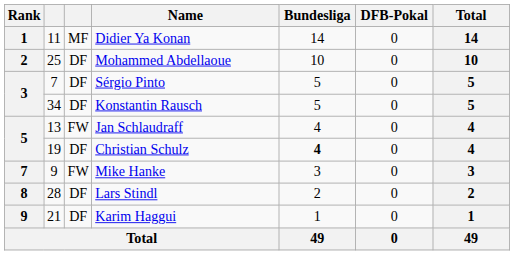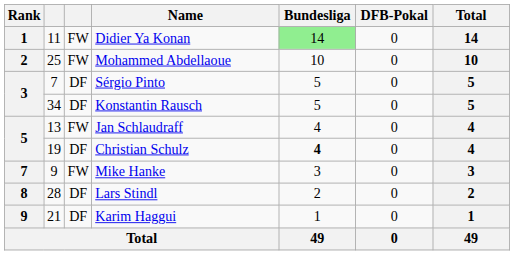(78, 37) MF -> (78, 37) FW
(317, 37) no background -> (317, 37) lightgreen background
(78, 60) DF -> (78, 60) FW
